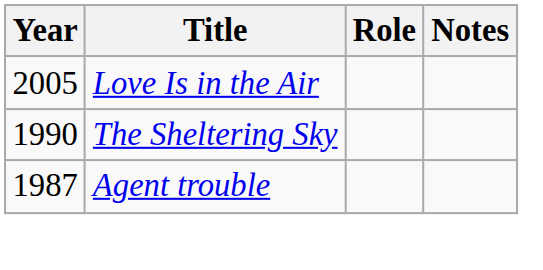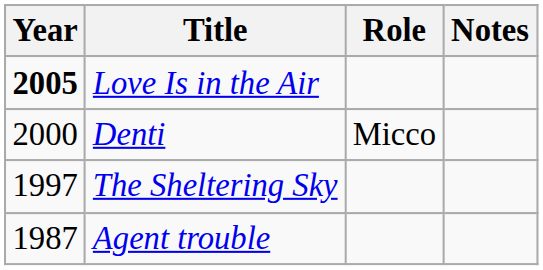(45, 82) normal -> (45, 82) bold
+ row: (129, 133)
(45, 133) 1990 -> (45, 185) 1997
